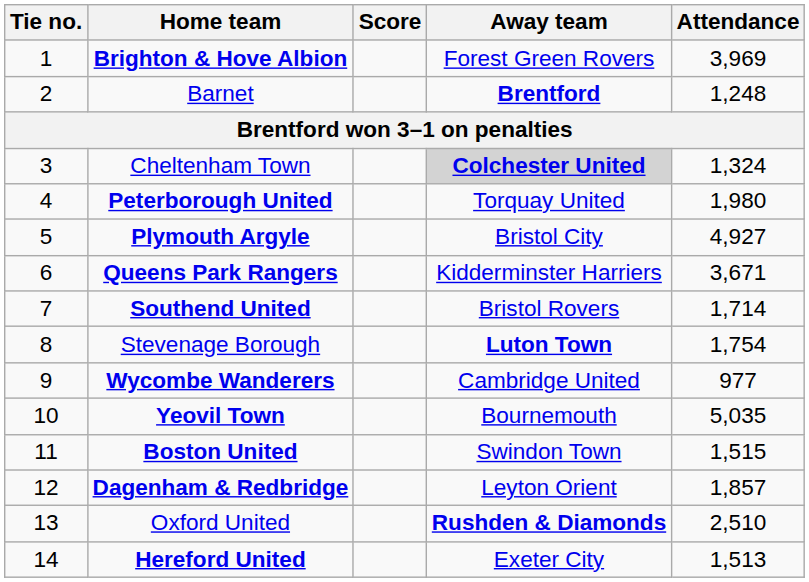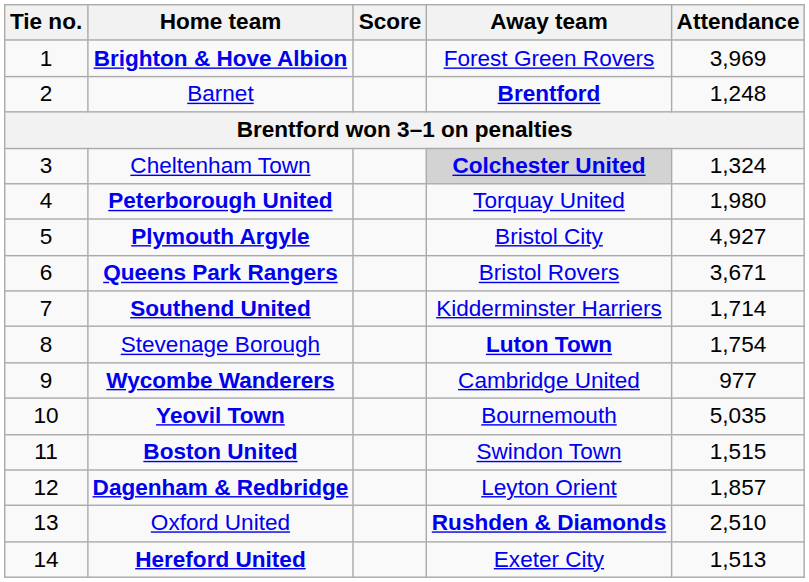(549, 272) Kidderminster Harriers -> (549, 272) Bristol Rovers
(549, 308) Bristol Rovers -> (549, 308) Kidderminster Harriers
